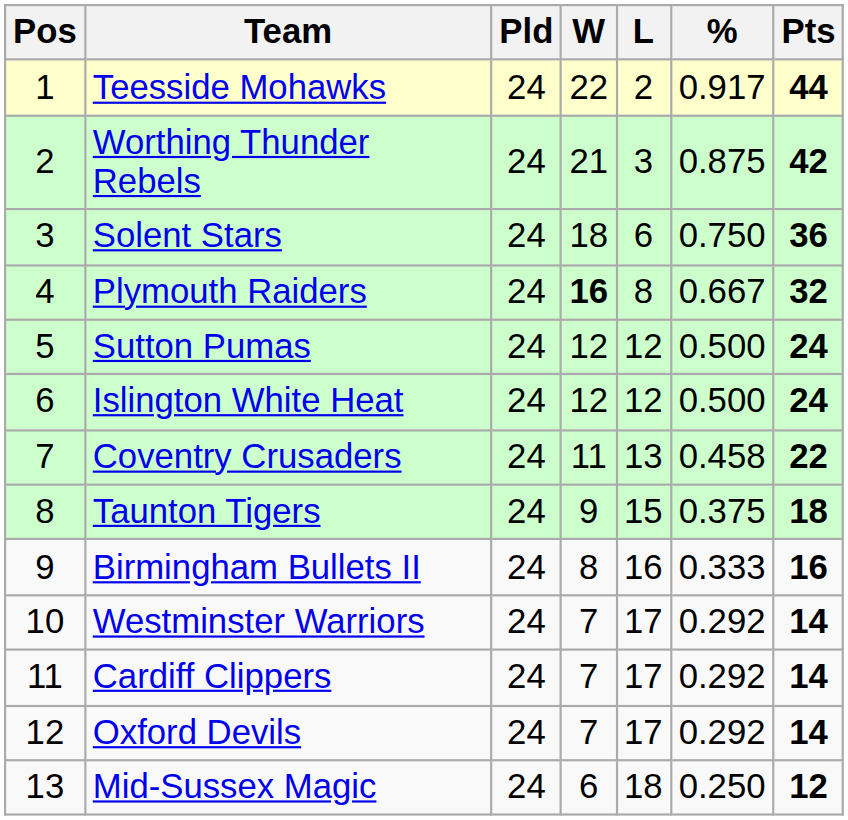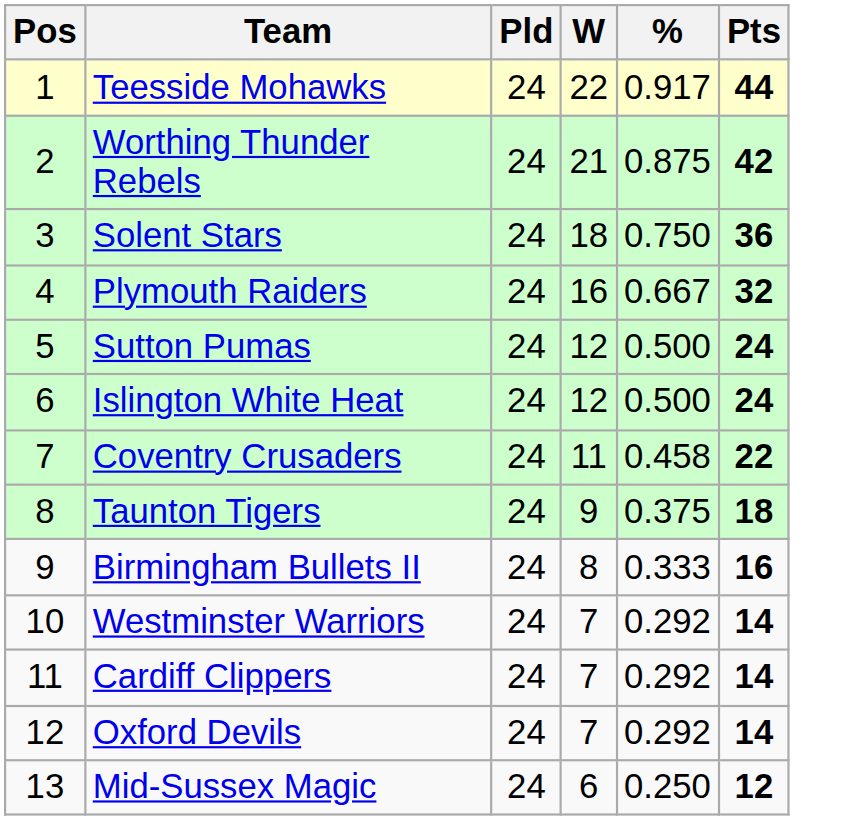- column: (643, 32)
(589, 291) bold -> (589, 291) normal
